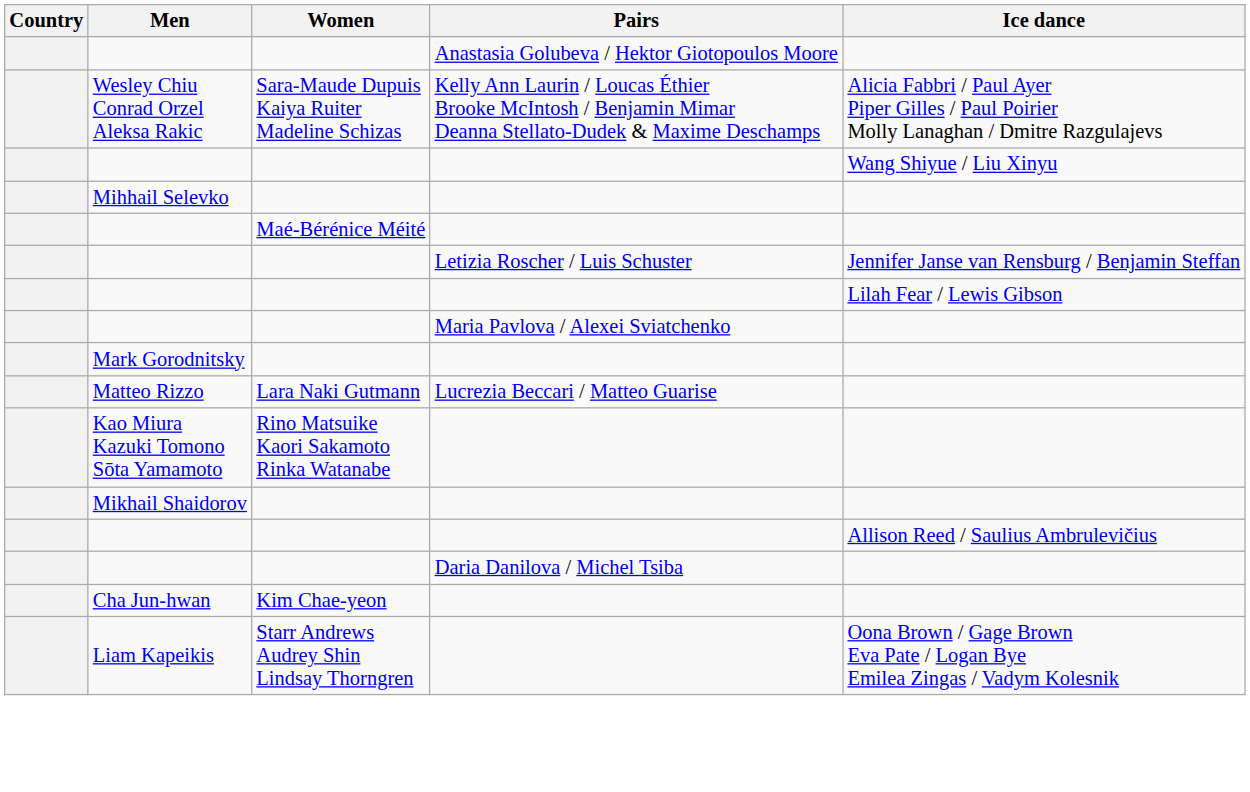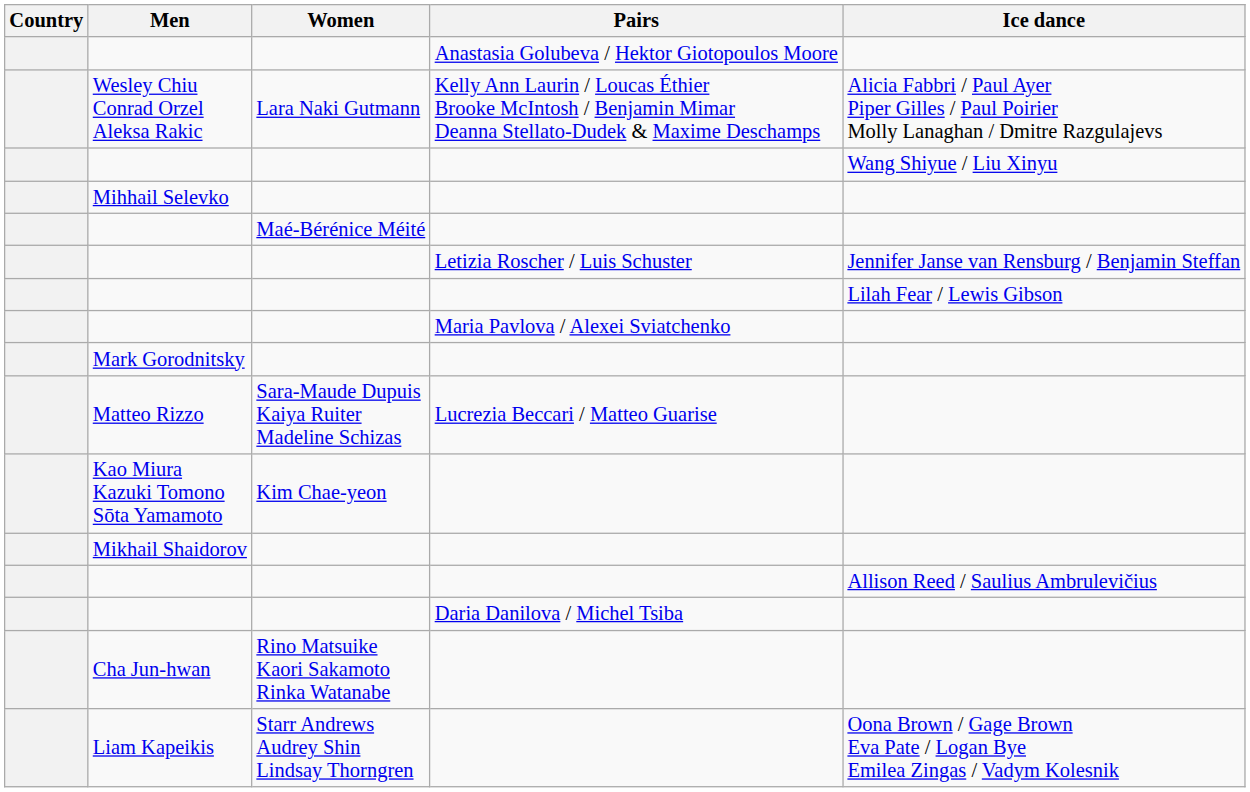(339, 108) Sara-Maude Dupuis Kaiya Ruiter Madeline Schizas -> (338, 108) Lara Naki Gutmann
(338, 391) Lara Naki Gutmann -> (339, 414) Sara-Maude Dupuis Kaiya Ruiter Madeline Schizas
(323, 447) Rino Matsuike Kaori Sakamoto Rinka Watanabe -> (321, 493) Kim Chae-yeon
(321, 600) Kim Chae-yeon -> (323, 669) Rino Matsuike Kaori Sakamoto Rinka Watanabe
